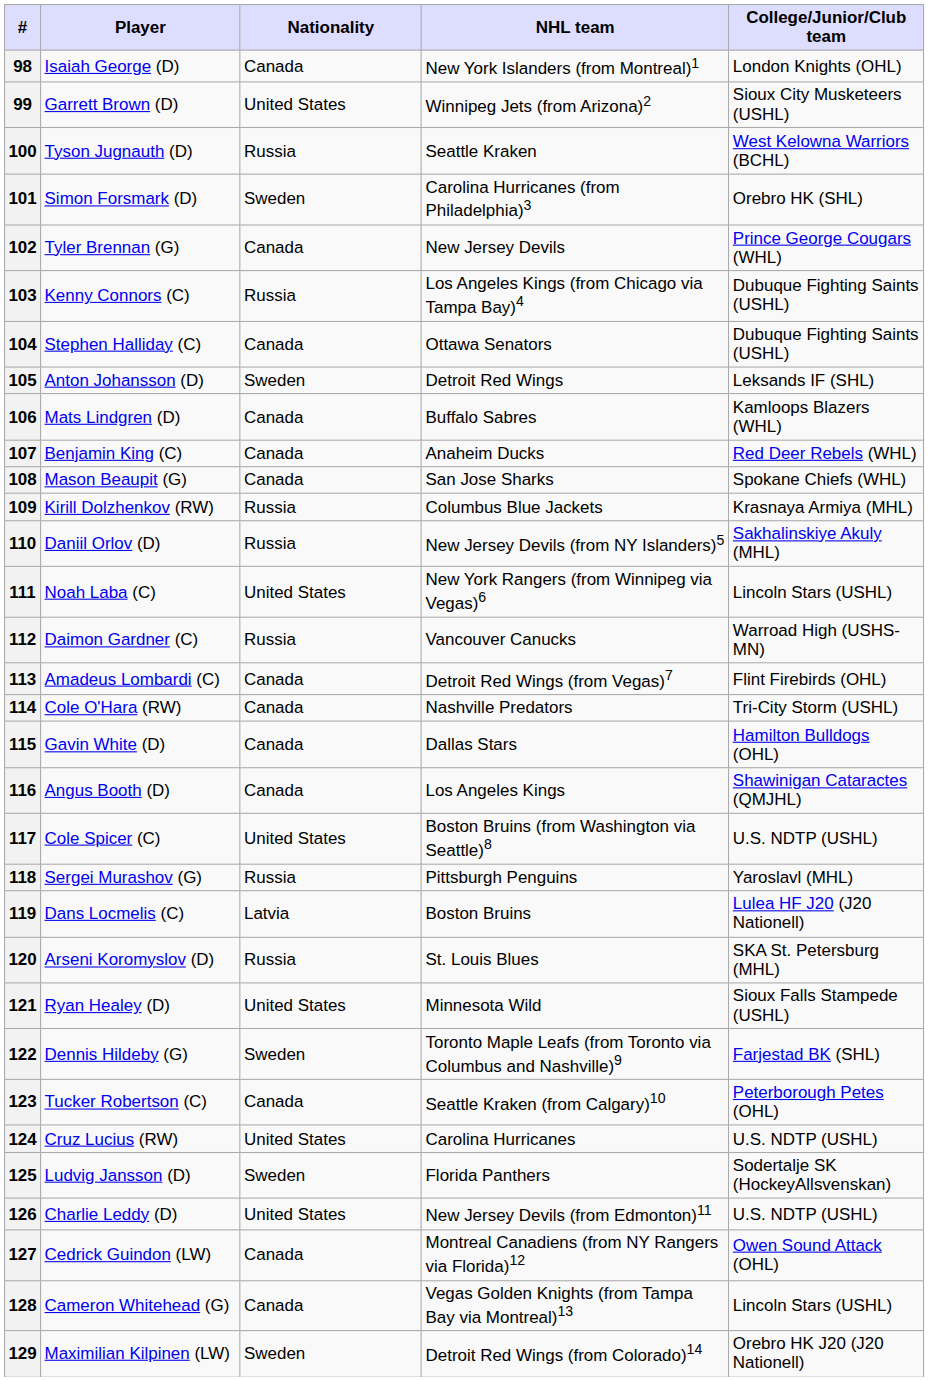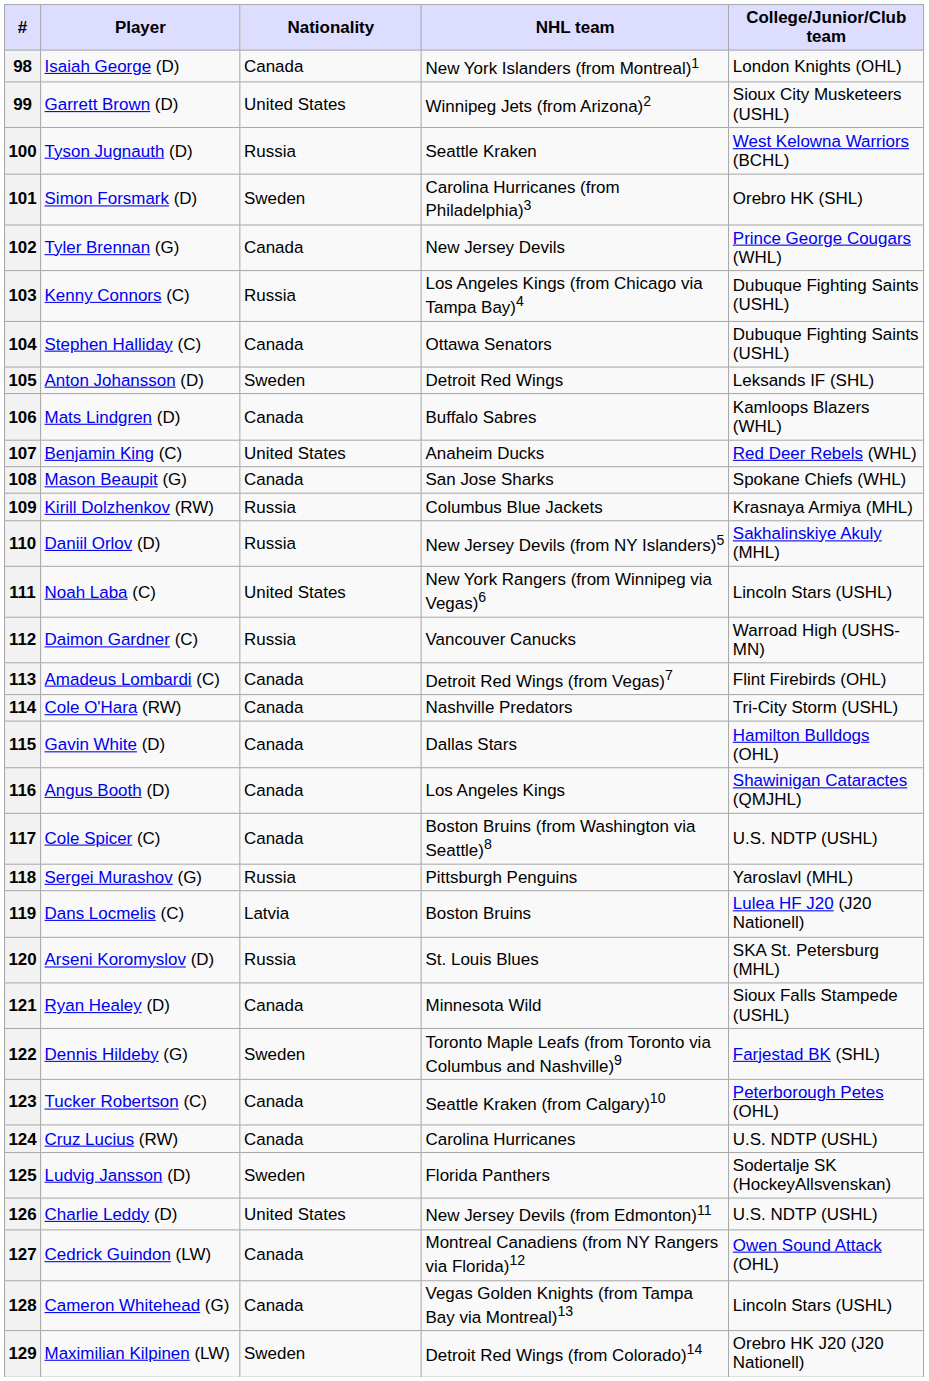(274, 453) Canada -> (295, 453) United States
(295, 838) United States -> (274, 838) Canada
(295, 1005) United States -> (274, 1005) Canada
(295, 1138) United States -> (274, 1138) Canada
